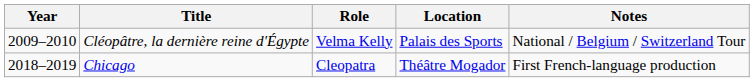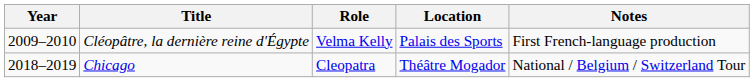(629, 40) National / Belgium / Switzerland Tour -> (614, 40) First French-language production
(614, 64) First French-language production -> (629, 64) National / Belgium / Switzerland Tour
